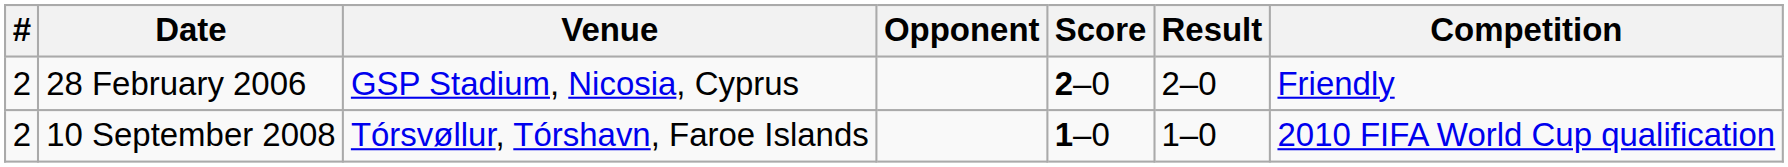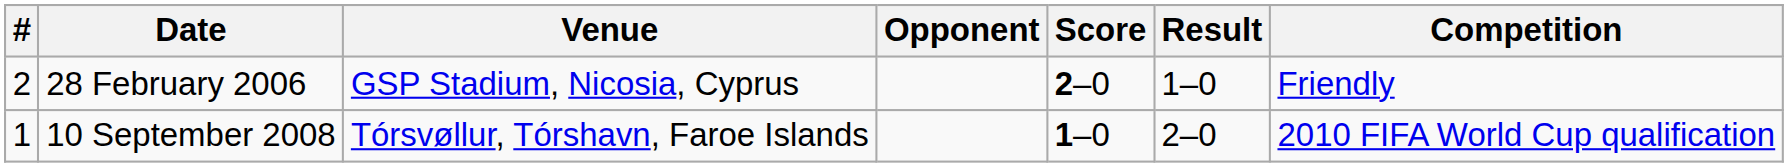(1189, 82) 2–0 -> (1189, 82) 1–0
(22, 135) 2 -> (22, 135) 1
(1189, 135) 1–0 -> (1189, 135) 2–0
